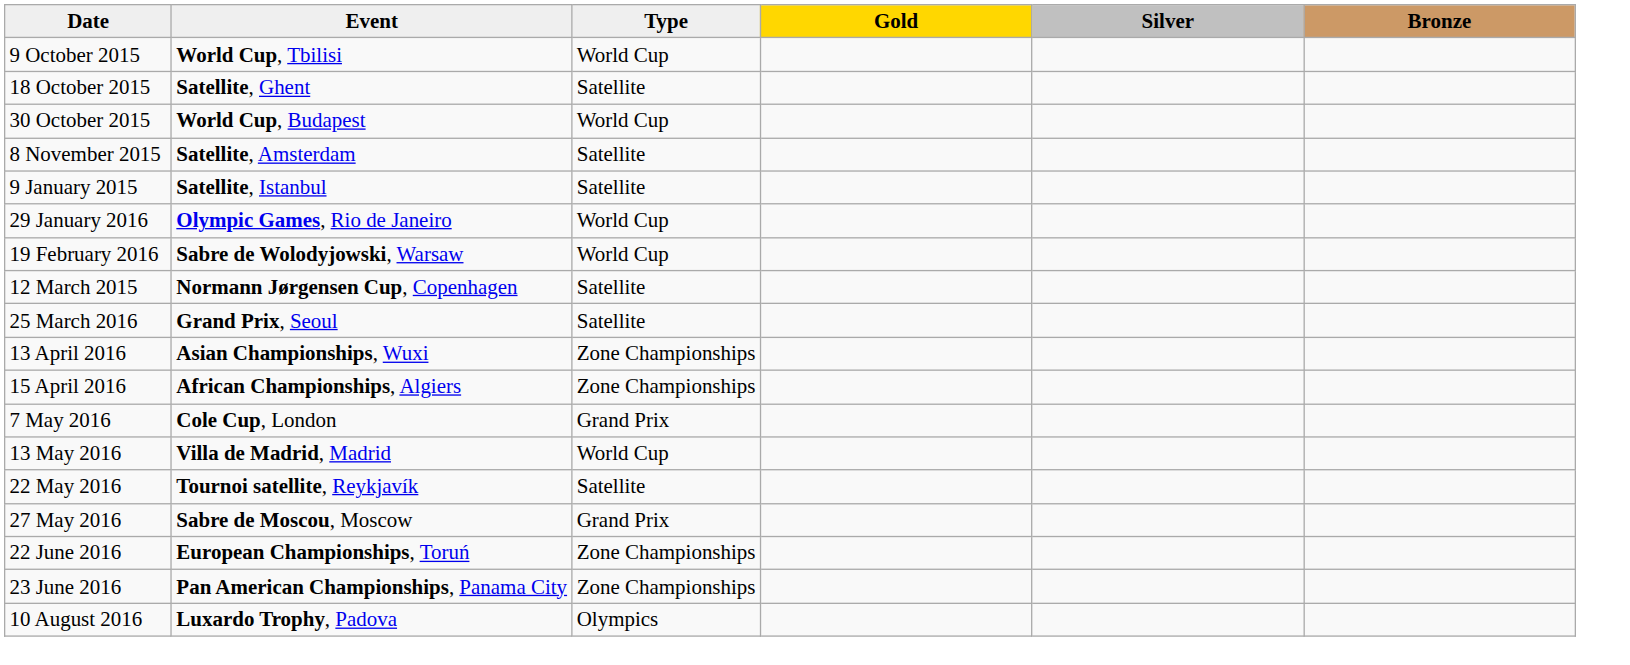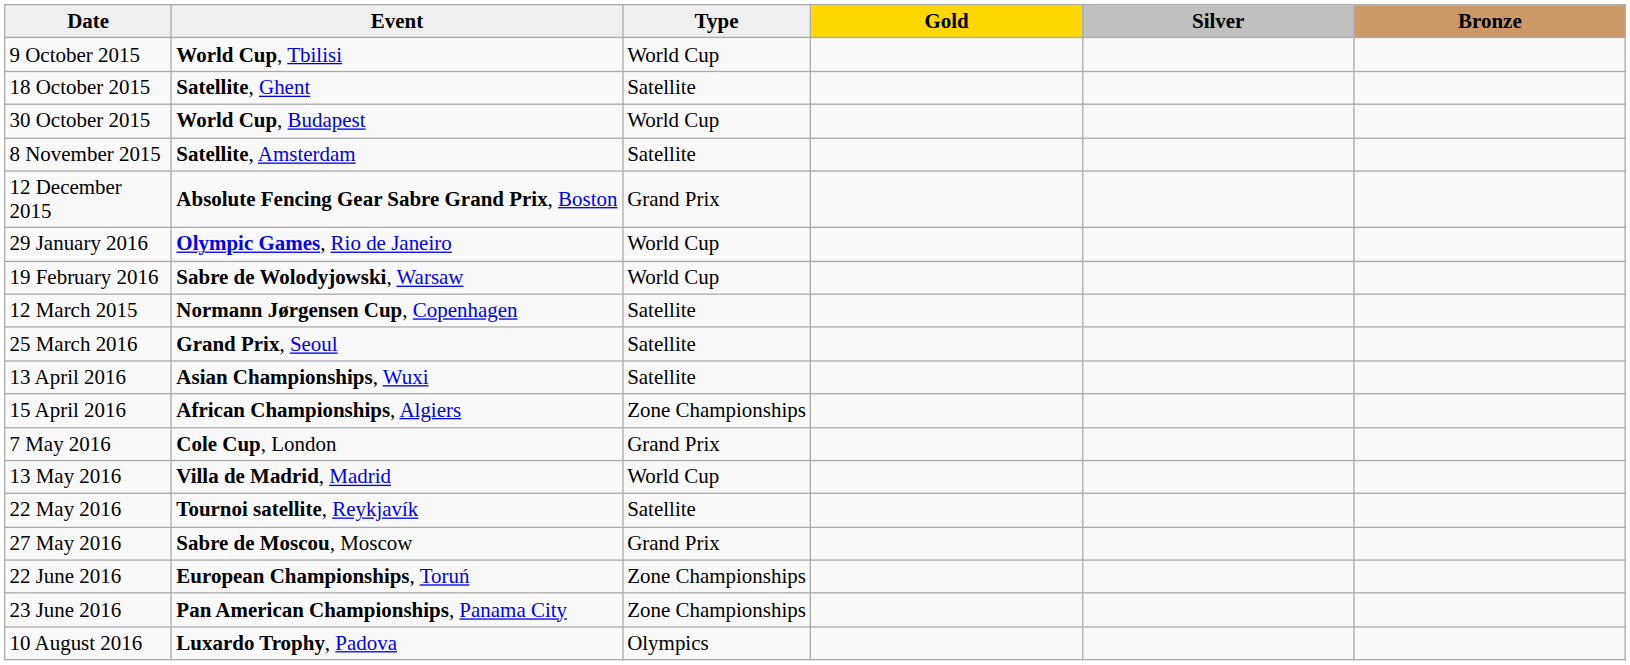+ row: (66, 199)
- row: (74, 187)
(666, 353) Zone Championships -> (661, 377) Satellite
